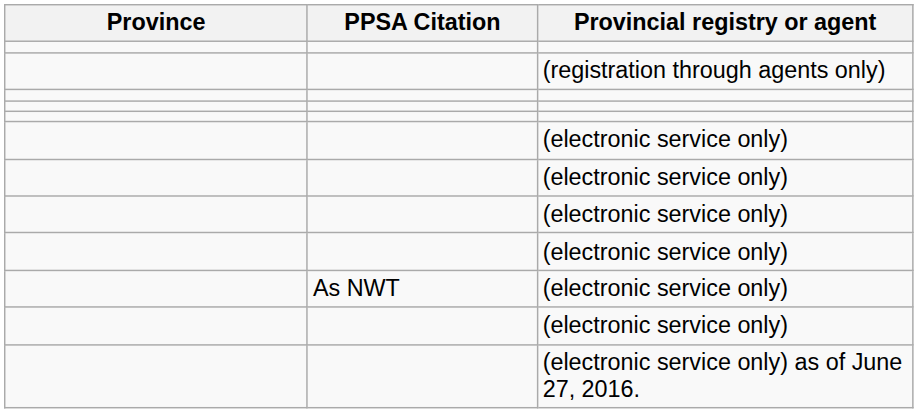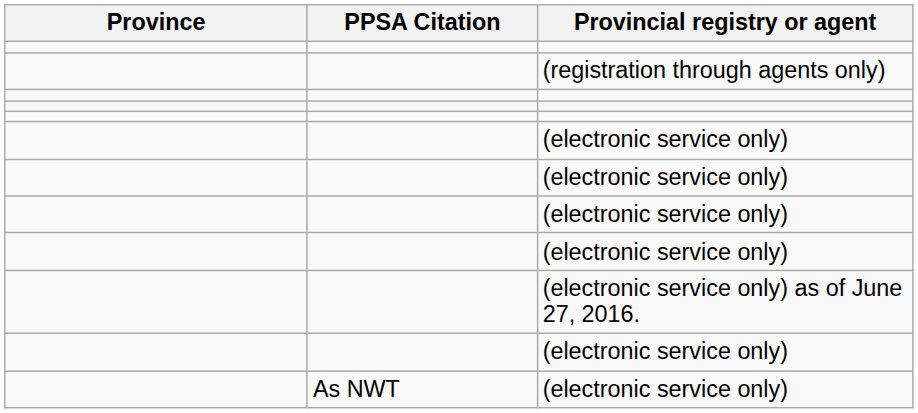rows swapped: (422, 376) <-> (356, 288)
